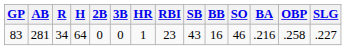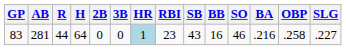(62, 34) 34 -> (62, 34) 44
(143, 34) no background -> (143, 34) lightblue background
